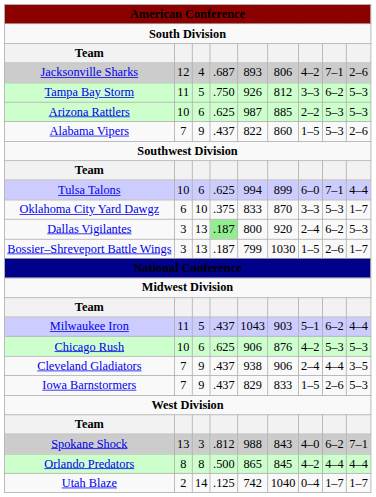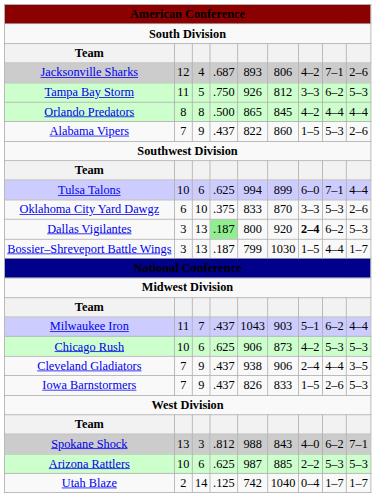rows swapped: (89, 463) <-> (89, 111)
(359, 209) 1–7 -> (359, 209) 2–6
(310, 229) normal -> (310, 229) bold
(334, 248) 2–6 -> (334, 248) 4–4
(201, 326) 5 -> (201, 326) 7
(283, 346) 876 -> (283, 346) 873
(253, 385) 829 -> (253, 385) 826
